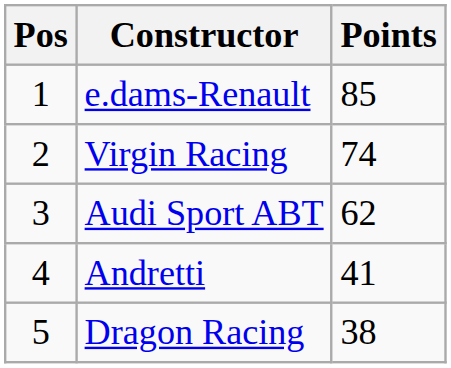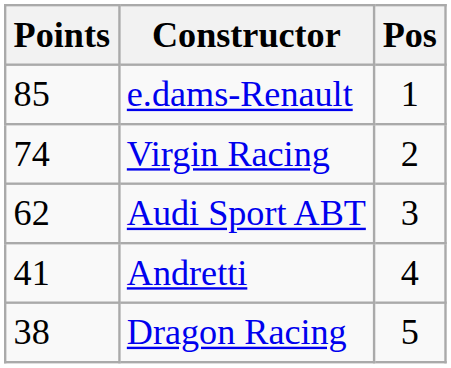columns swapped: (41, 34) <-> (389, 34)
